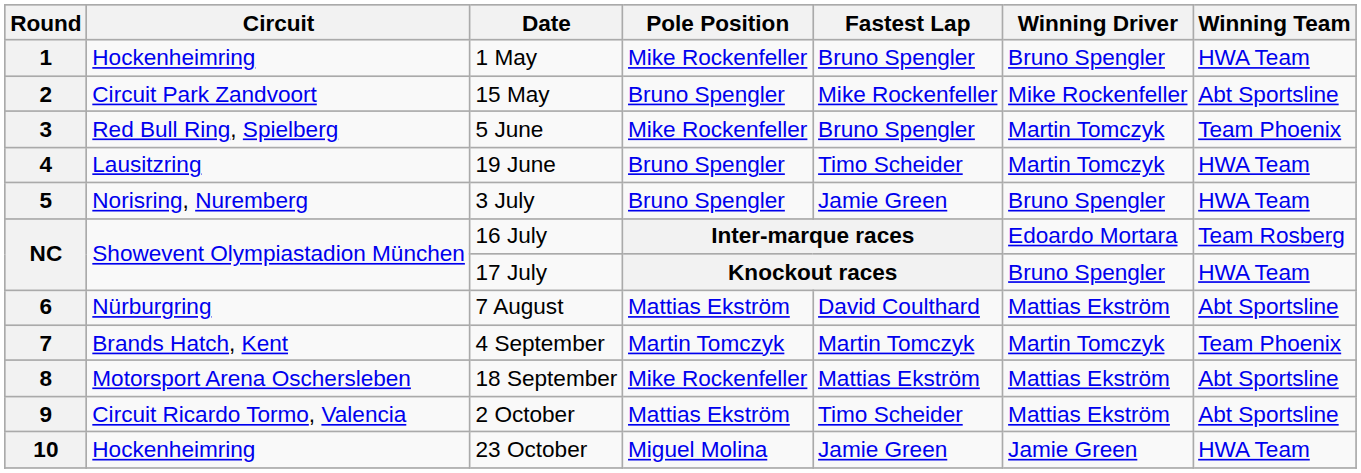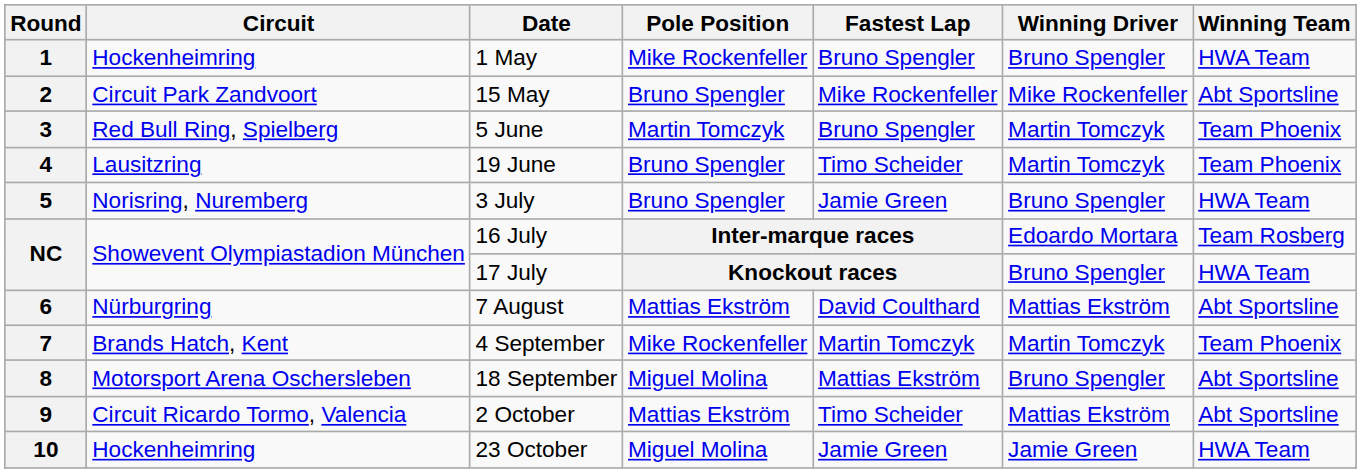(718, 129) Mike Rockenfeller -> (706, 129) Martin Tomczyk
(1254, 165) HWA Team -> (1270, 165) Team Phoenix
(706, 342) Martin Tomczyk -> (718, 342) Mike Rockenfeller
(718, 378) Mike Rockenfeller -> (698, 378) Miguel Molina
(1089, 378) Mattias Ekström -> (1087, 378) Bruno Spengler
